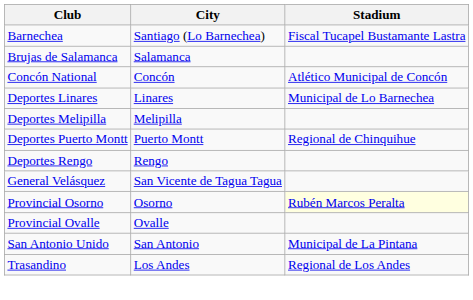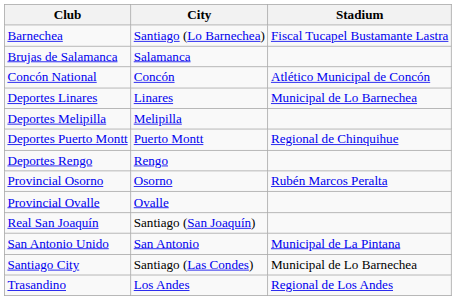- row: (56, 181)
(346, 202) lightyellow background -> (329, 181) no background
+ row: (53, 222)
+ row: (43, 264)
